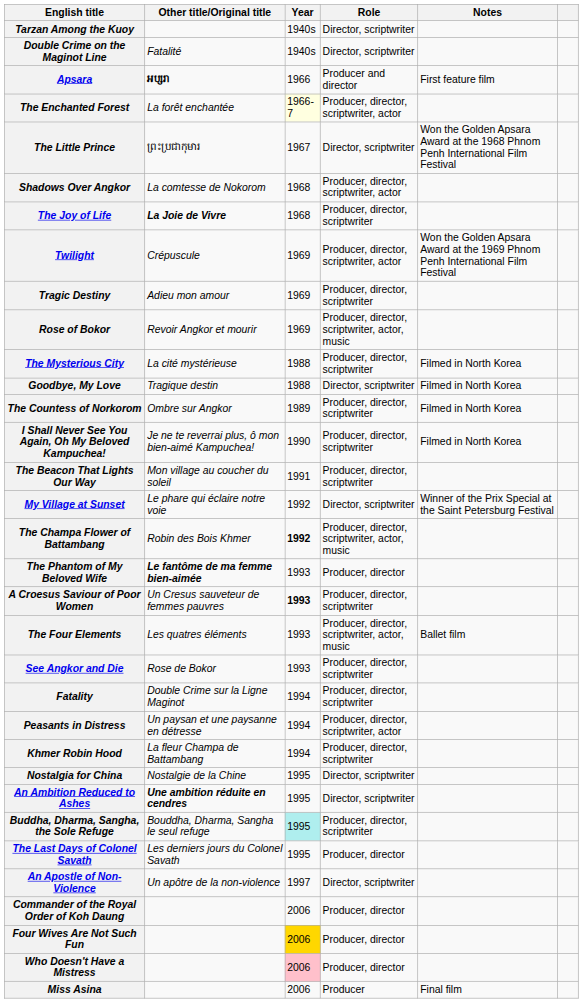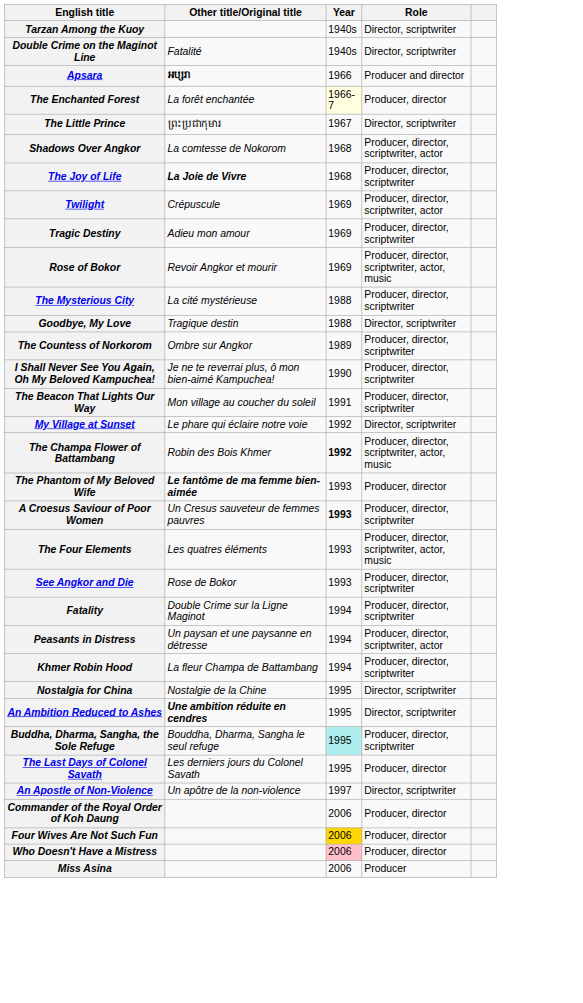- column: (488, 12)
(365, 107) Producer, director, scriptwriter, actor -> (405, 100) Producer, director
